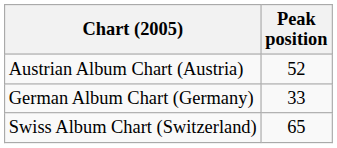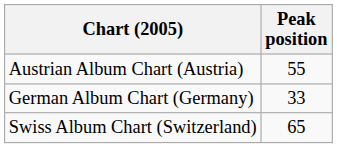(296, 68) 52 -> (296, 68) 55
